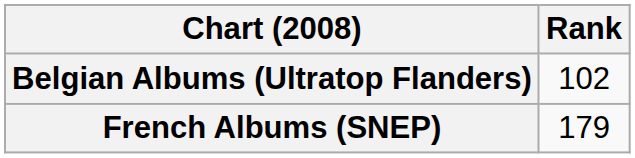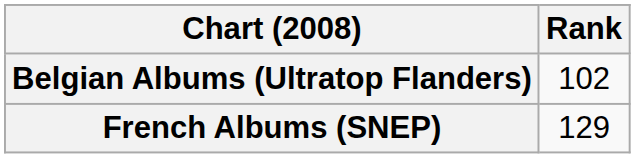(584, 127) 179 -> (584, 127) 129
